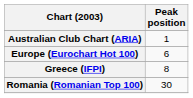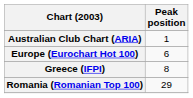(167, 85) 30 -> (167, 85) 29
